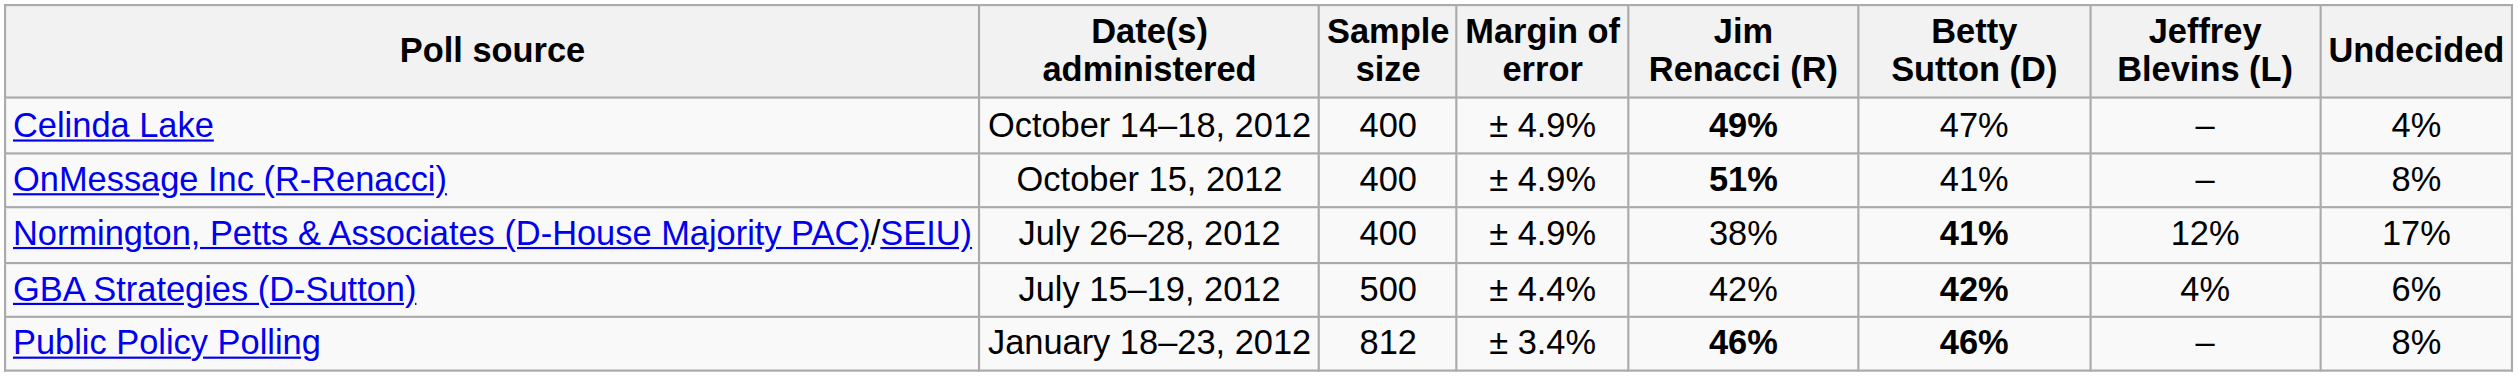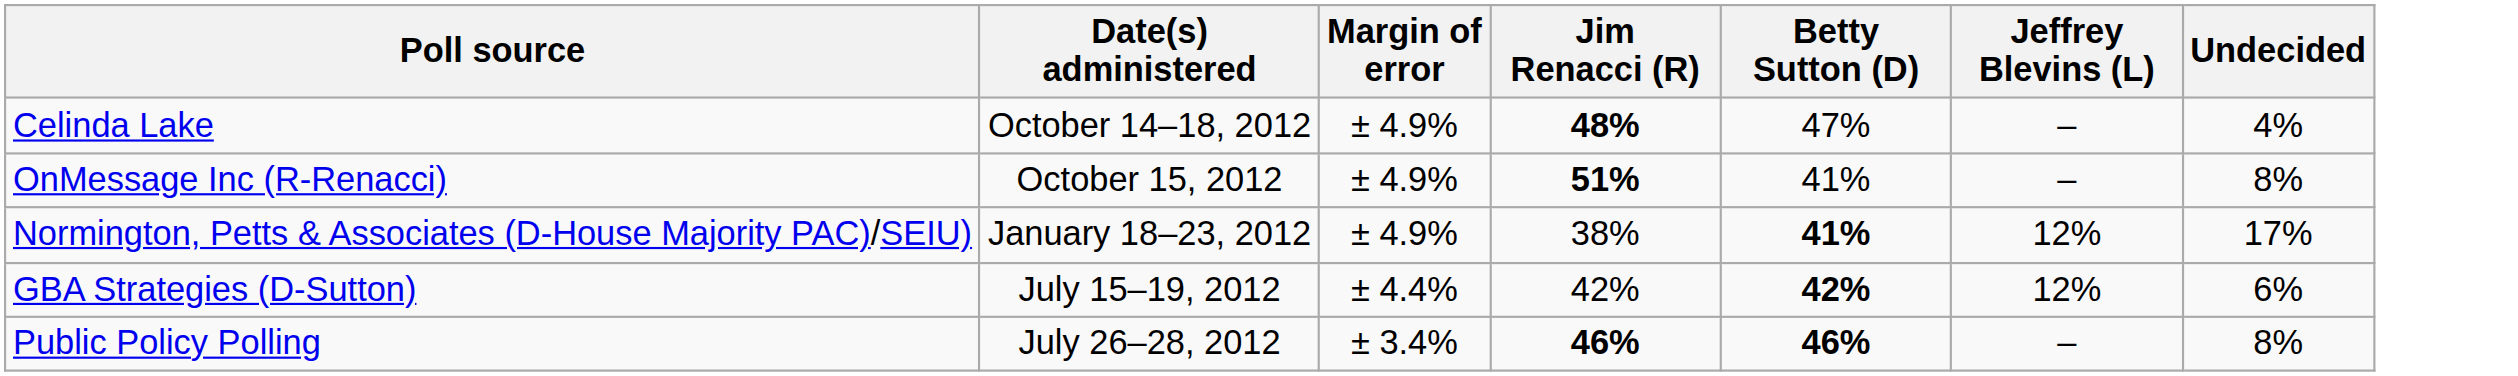- column: (1388, 51)
(1743, 125) 49% -> (1605, 125) 48%
(1150, 234) July 26–28, 2012 -> (1150, 234) January 18–23, 2012
(2205, 288) 4% -> (2067, 288) 12%
(1150, 343) January 18–23, 2012 -> (1150, 343) July 26–28, 2012
